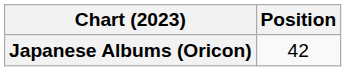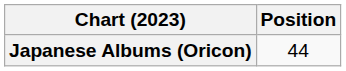(298, 50) 42 -> (298, 50) 44
